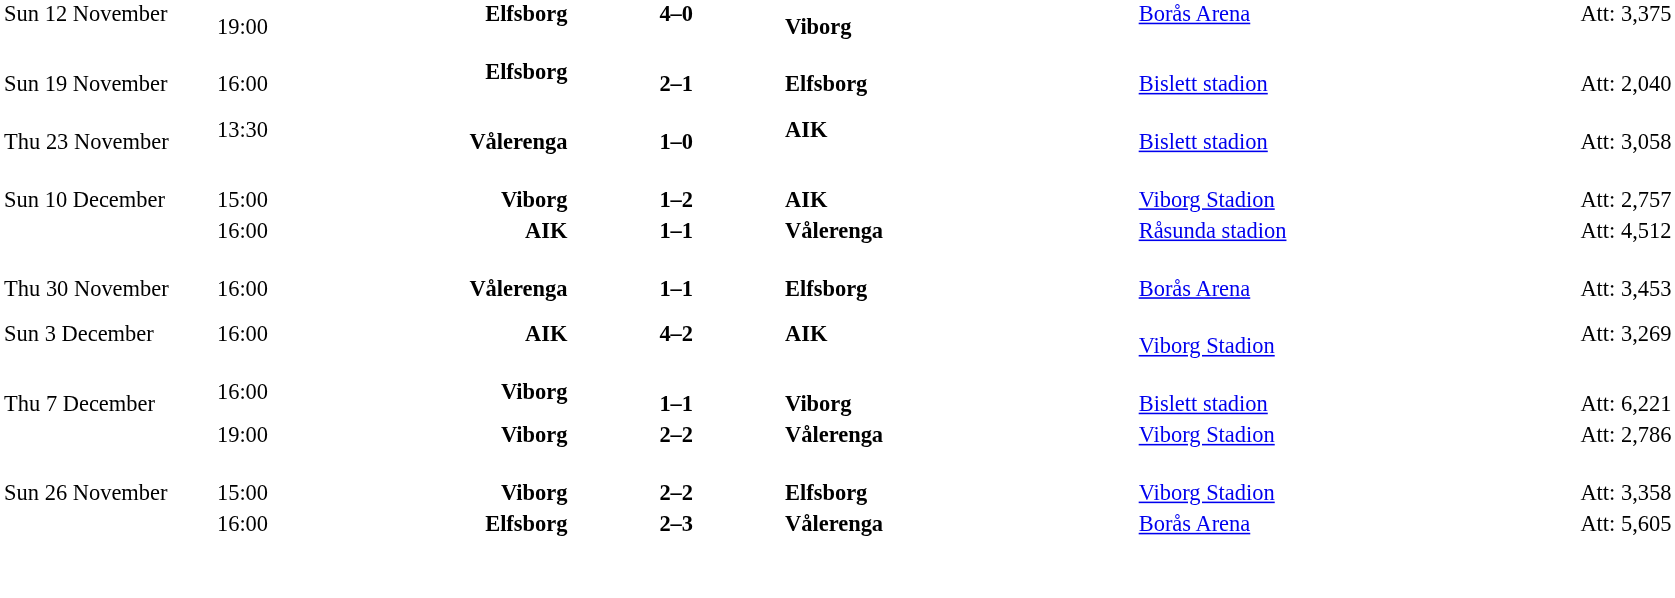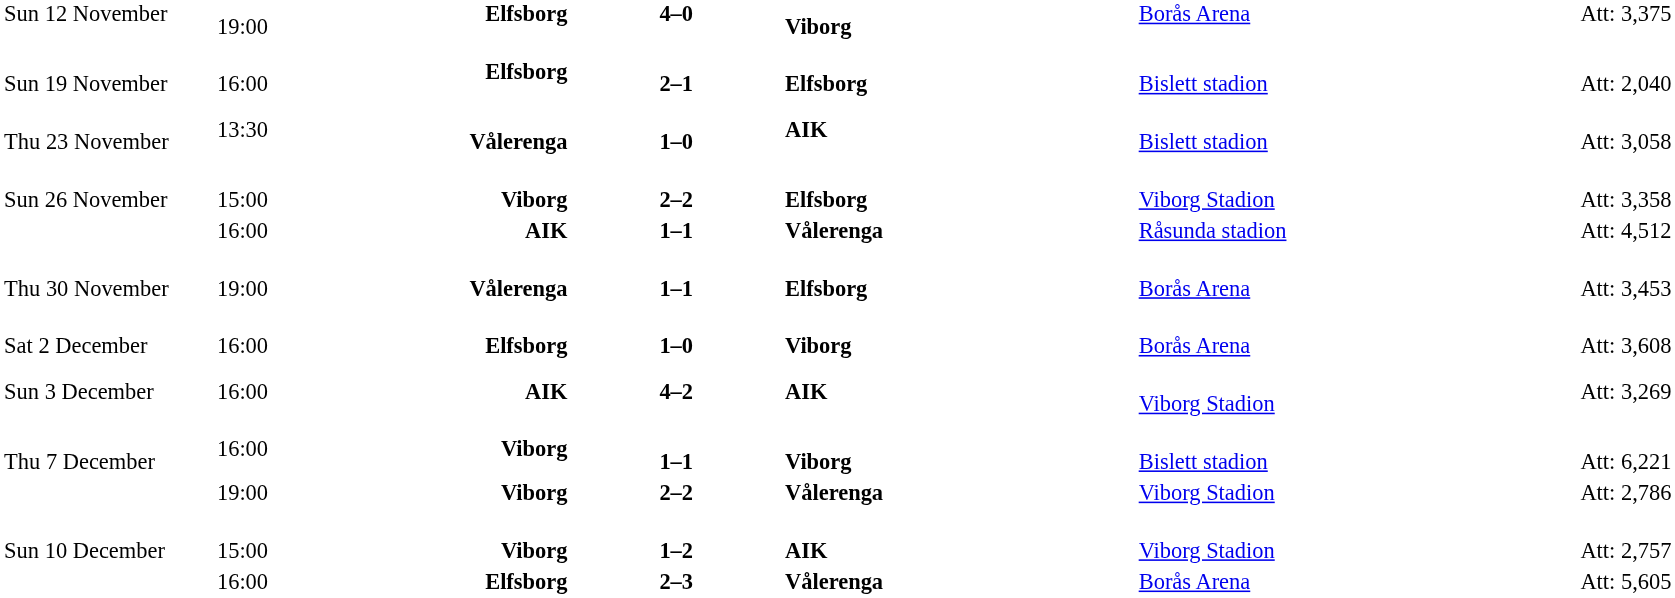rows swapped: (86, 492) <-> (85, 199)
(243, 288) 16:00 -> (243, 288) 19:00
+ row: (76, 346)
